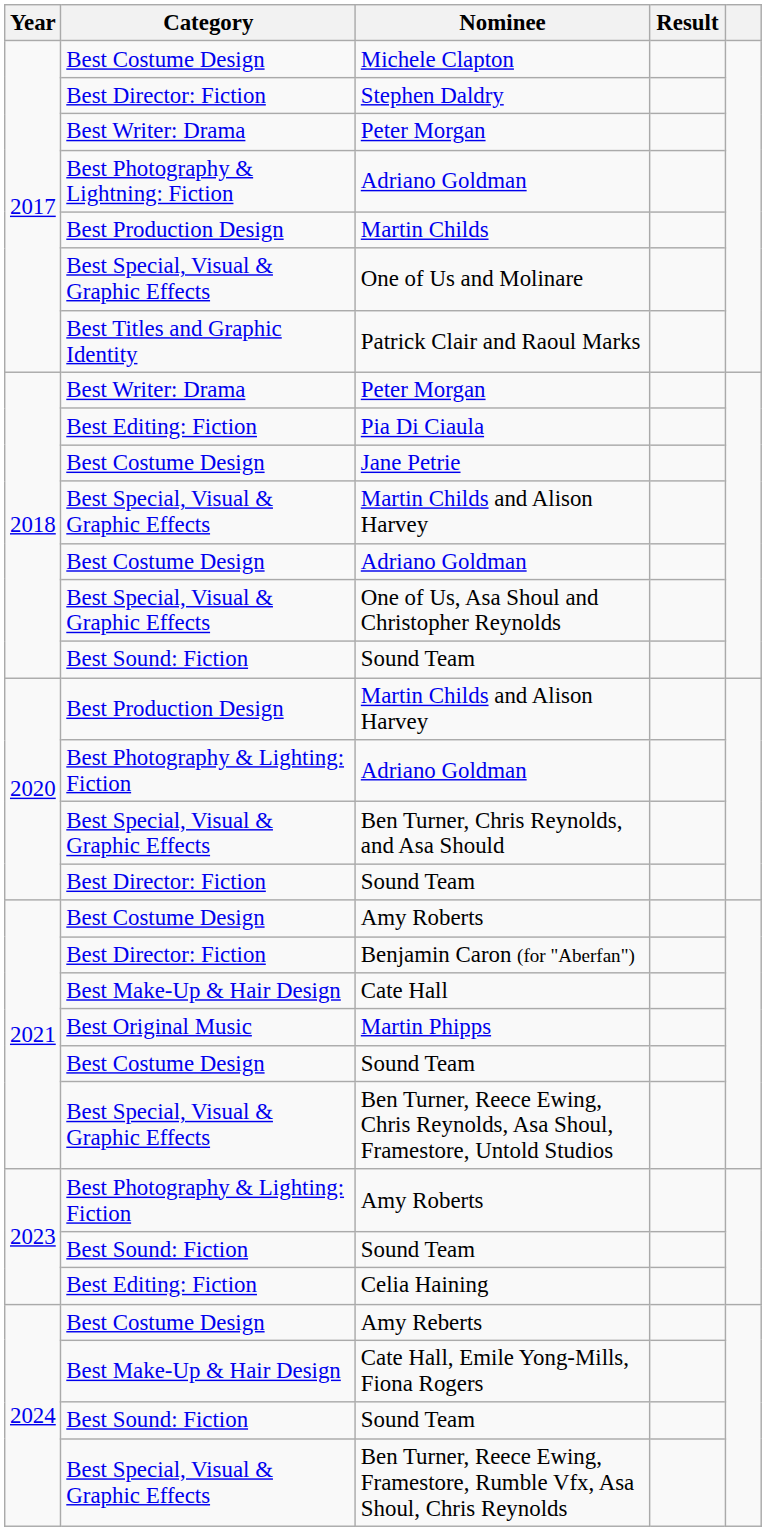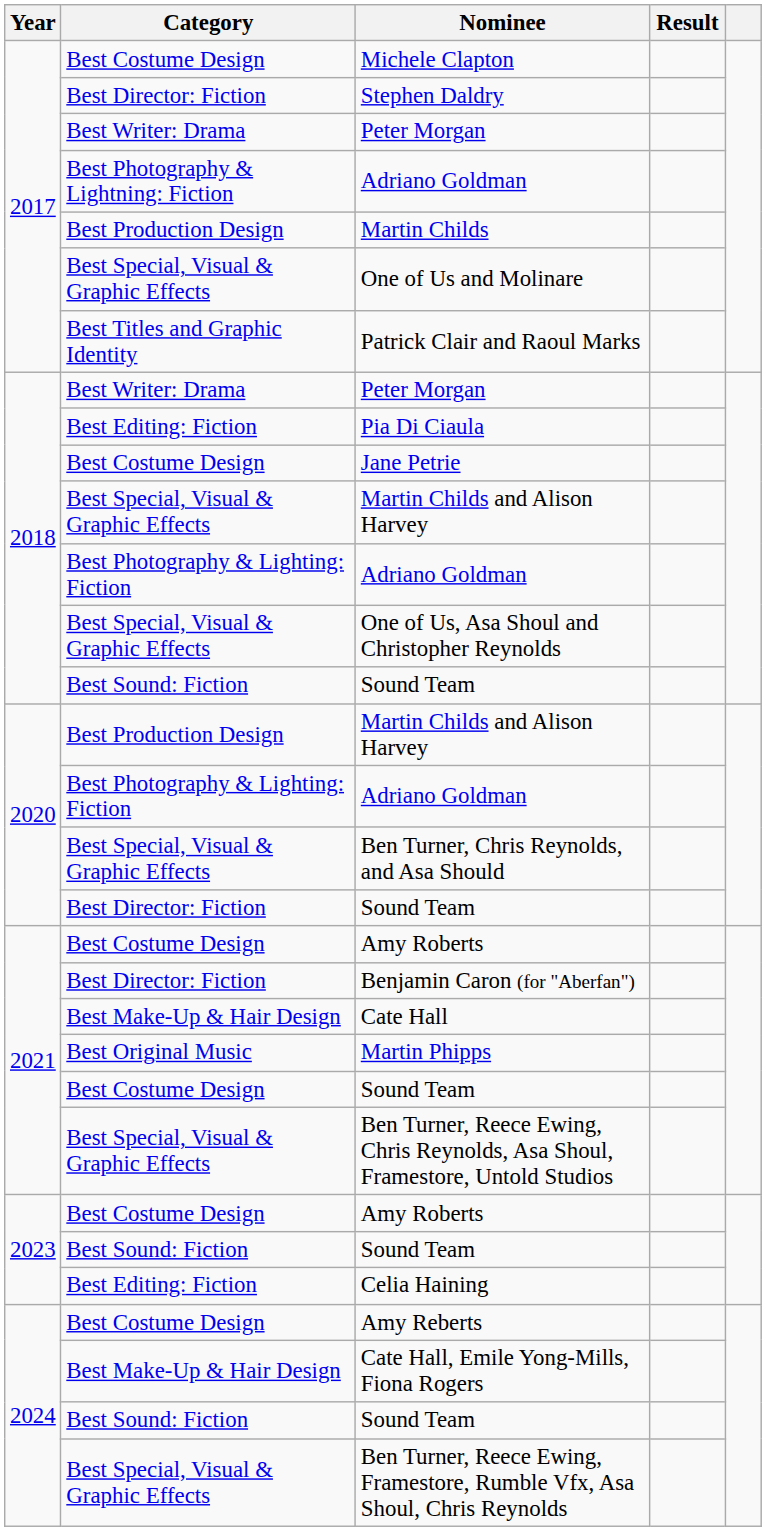(165, 561) Best Costume Design -> (205, 573) Best Photography & Lighting: Fiction
(205, 1200) Best Photography & Lighting: Fiction -> (165, 1212) Best Costume Design
